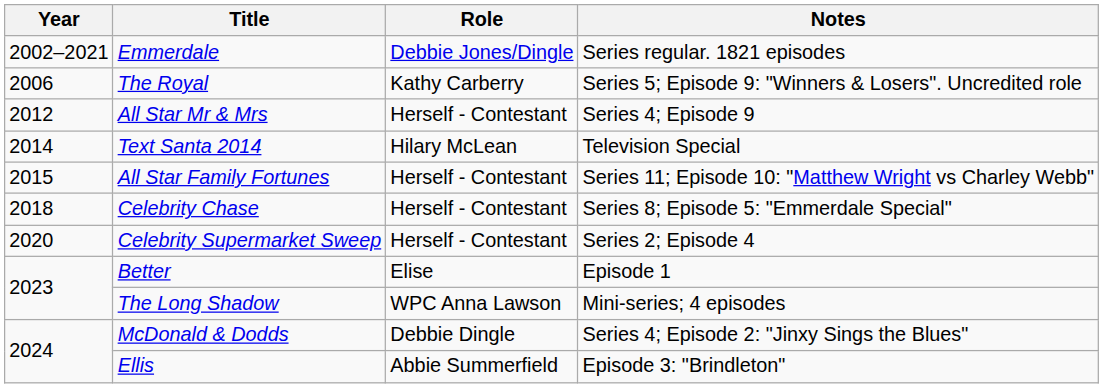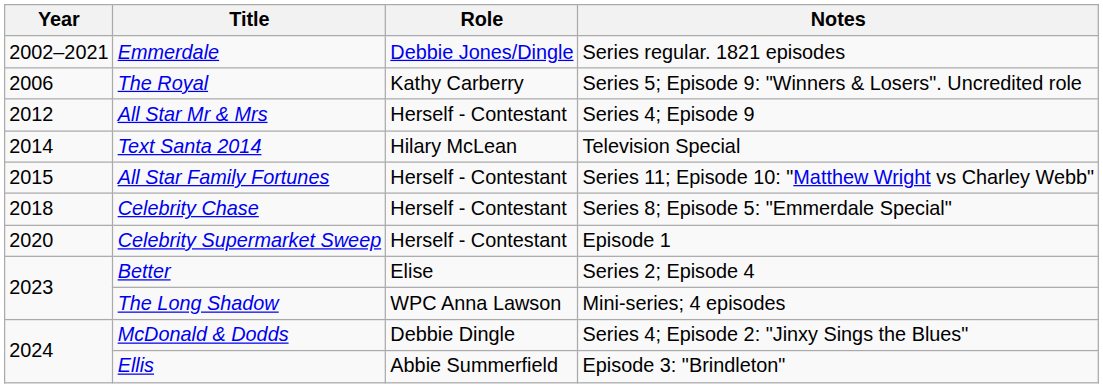(669, 240) Series 2; Episode 4 -> (627, 240) Episode 1
(627, 271) Episode 1 -> (669, 271) Series 2; Episode 4
